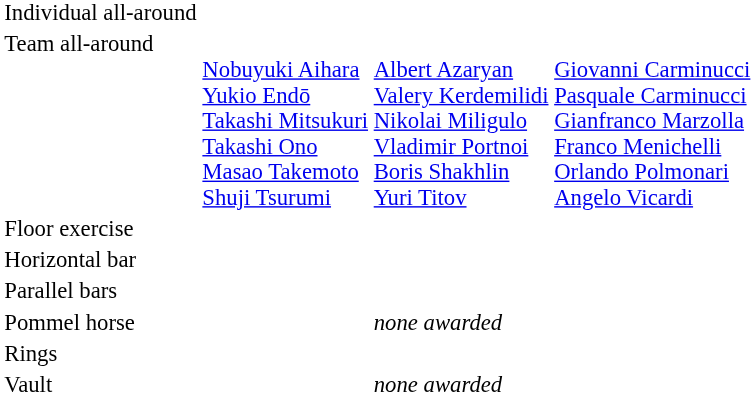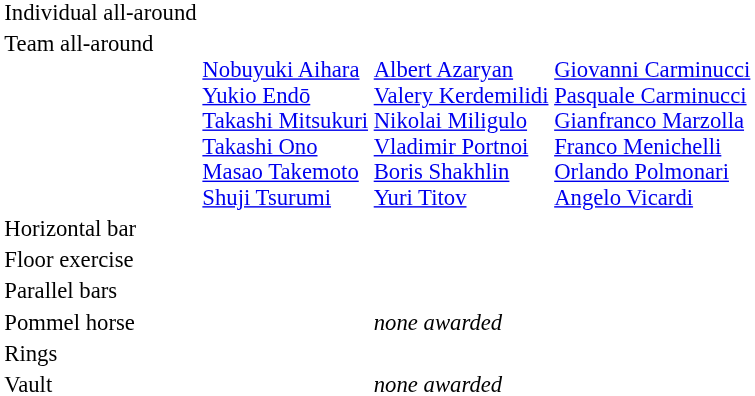rows swapped: (69, 228) <-> (70, 259)
